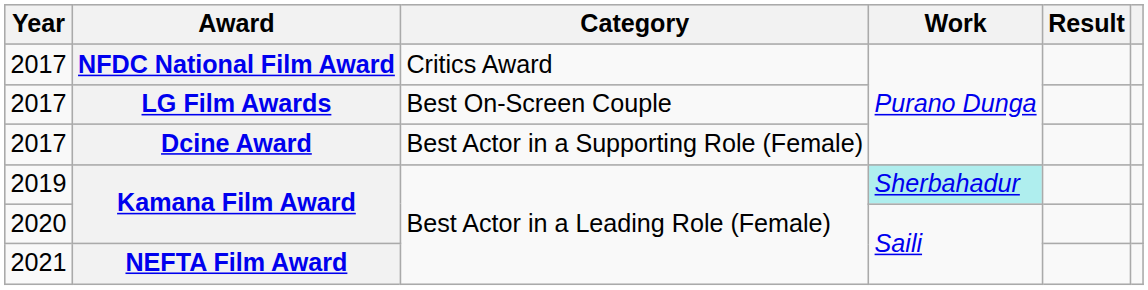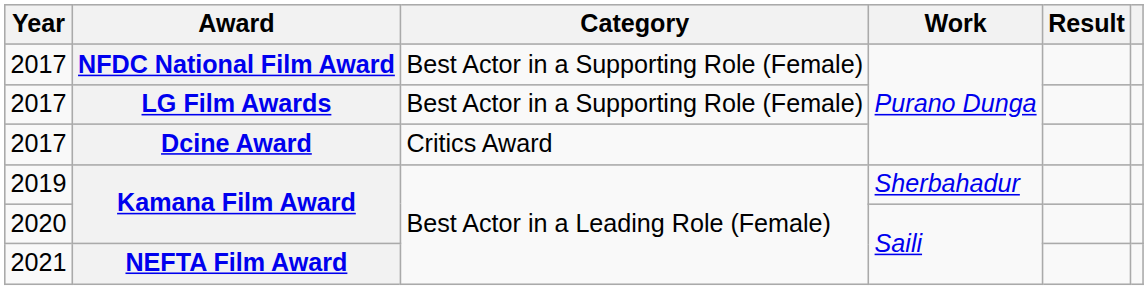(479, 64) Critics Award -> (635, 64) Best Actor in a Supporting Role (Female)
(539, 104) Best On-Screen Couple -> (635, 104) Best Actor in a Supporting Role (Female)
(635, 143) Best Actor in a Supporting Role (Female) -> (479, 143) Critics Award
(947, 183) paleturquoise background -> (947, 183) no background
